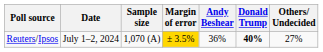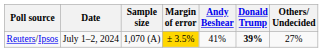(217, 39) 36% -> (217, 39) 41%
(253, 39) 40% -> (253, 39) 39%
